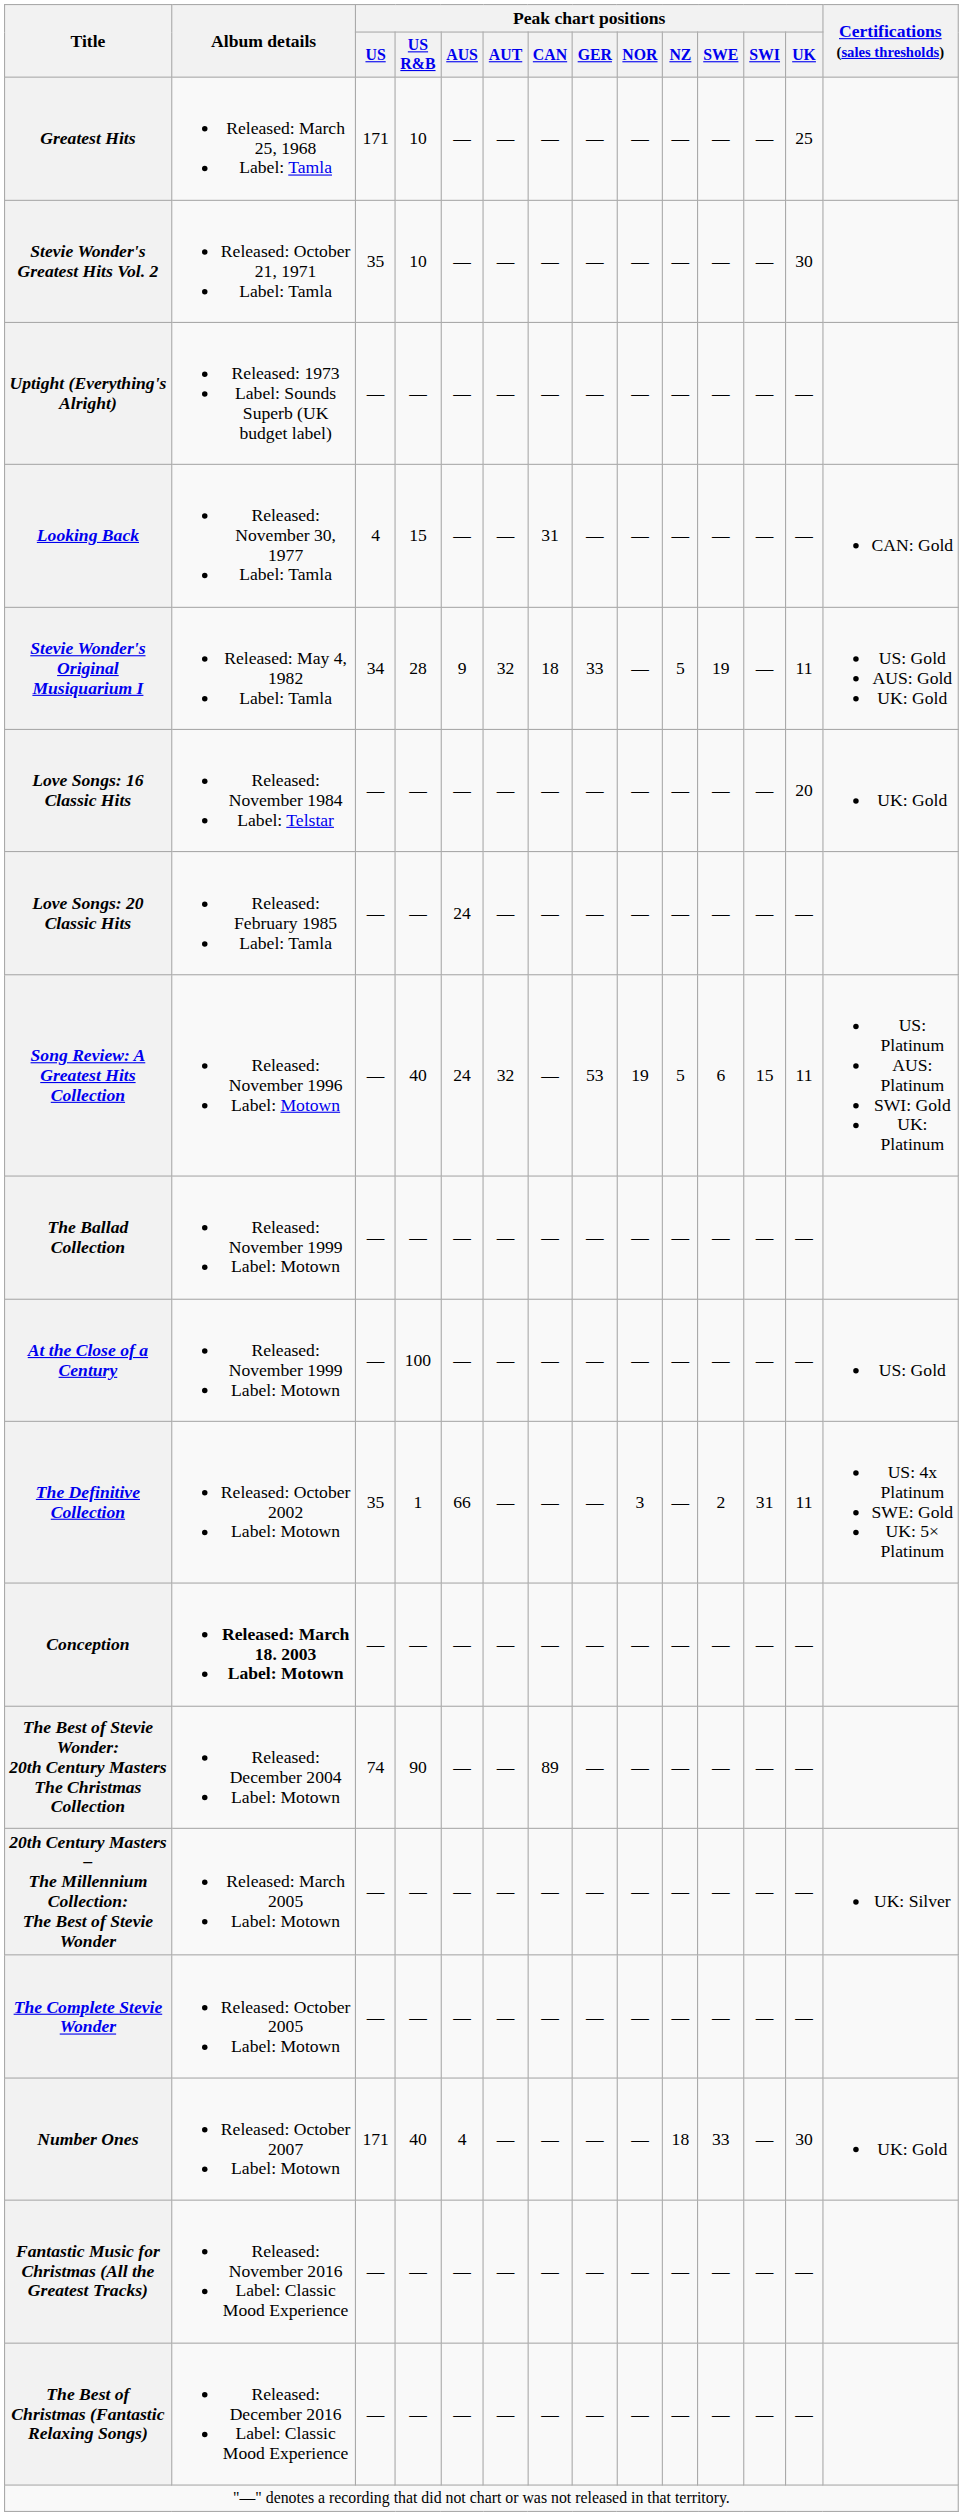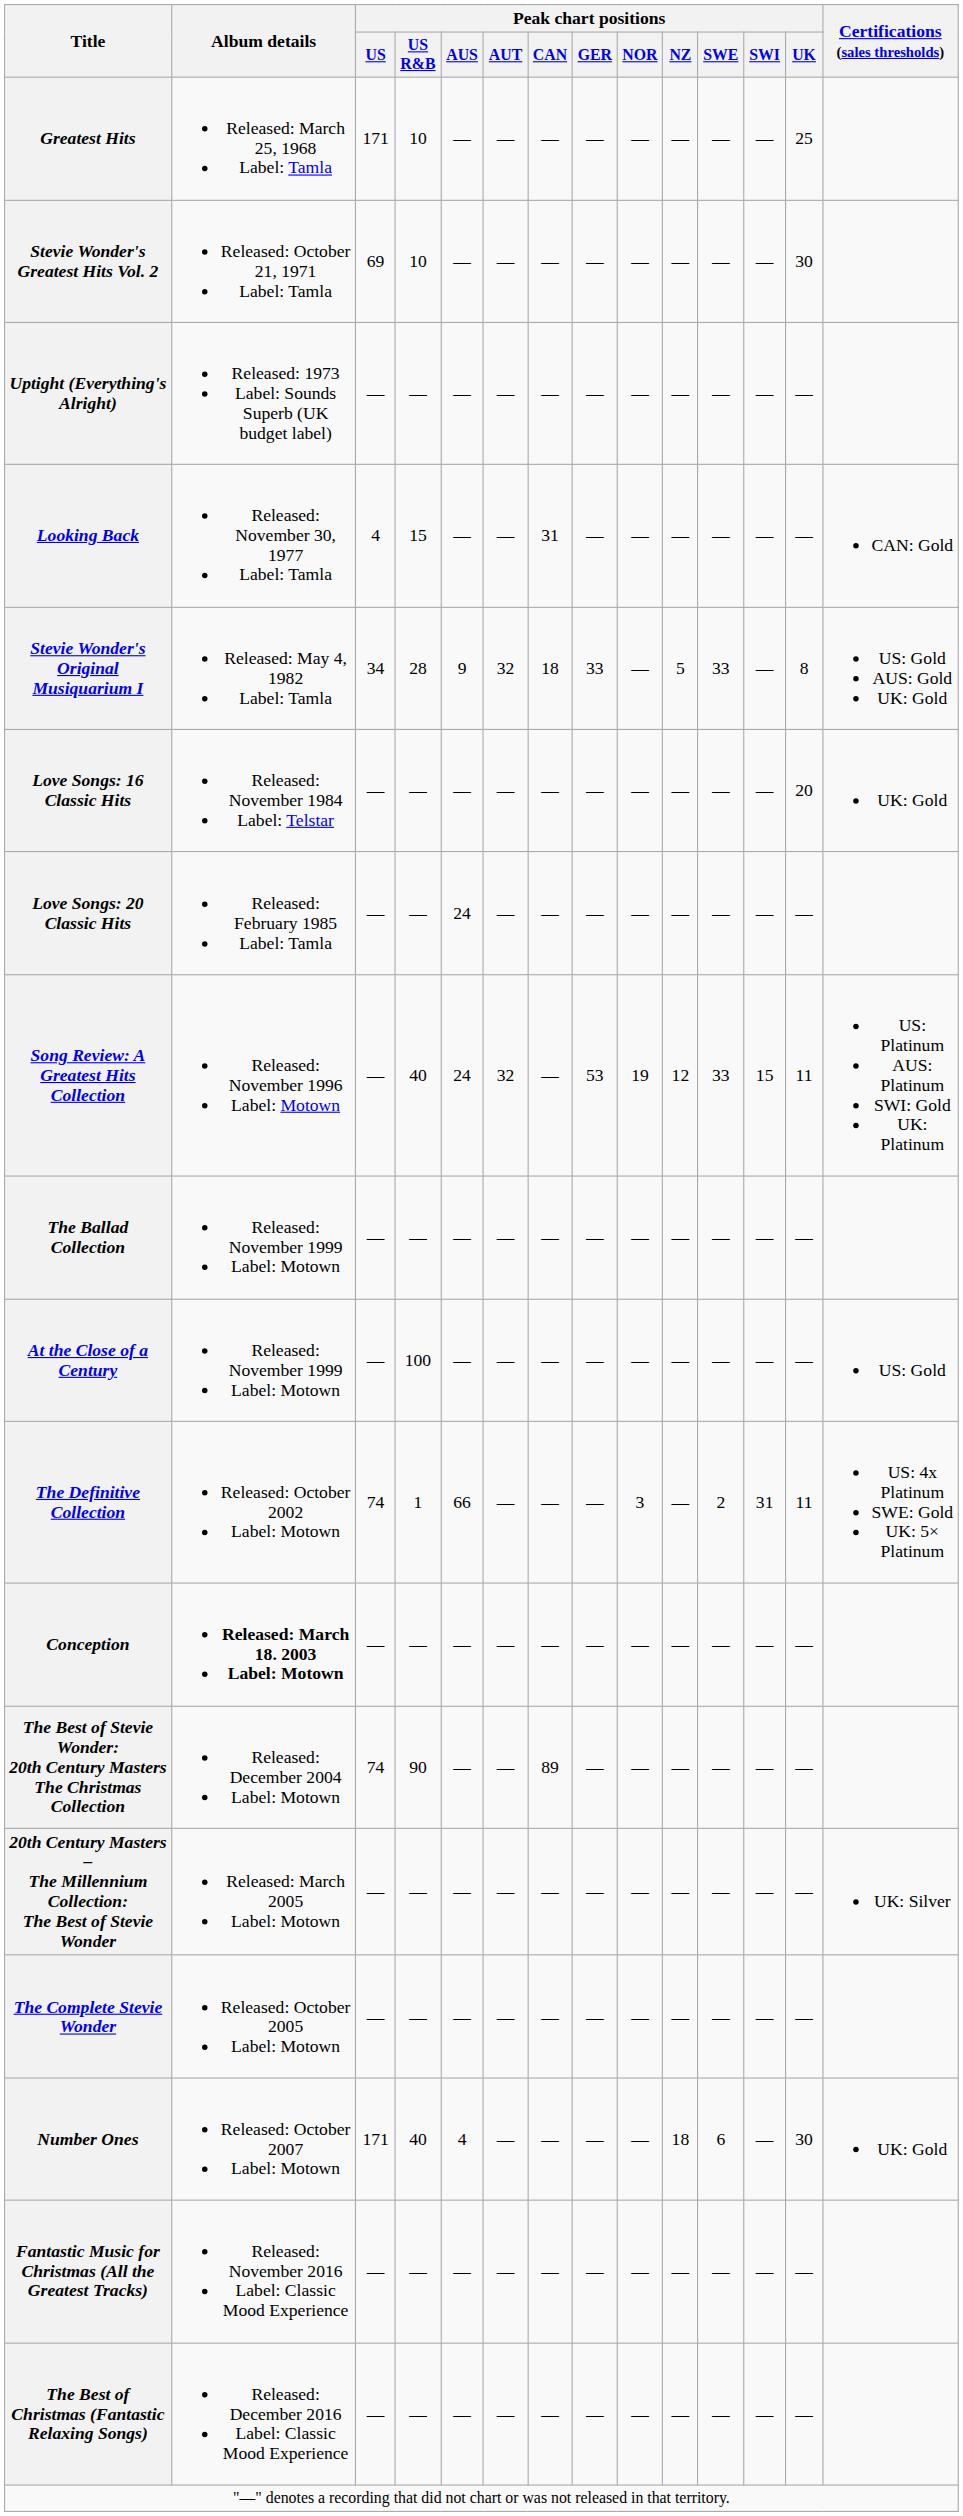(376, 261) 35 -> (376, 261) 69
(721, 668) 19 -> (721, 668) 33
(804, 668) 11 -> (804, 668) 8
(680, 1075) 5 -> (680, 1075) 12
(721, 1075) 6 -> (721, 1075) 33
(376, 1502) 35 -> (376, 1502) 74
(721, 2138) 33 -> (721, 2138) 6
